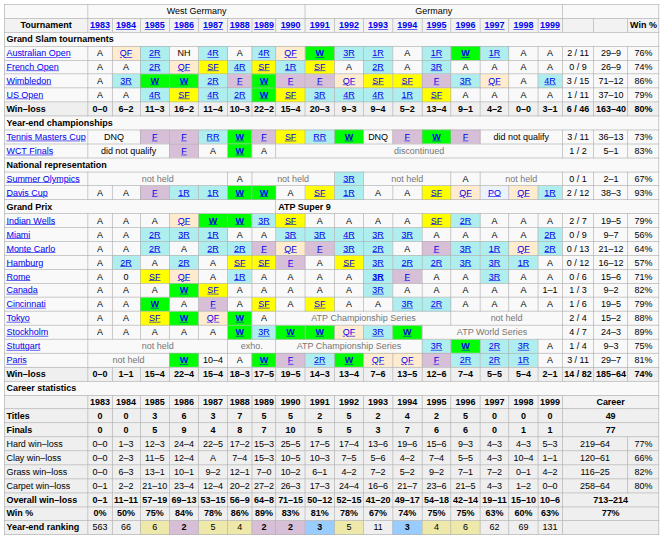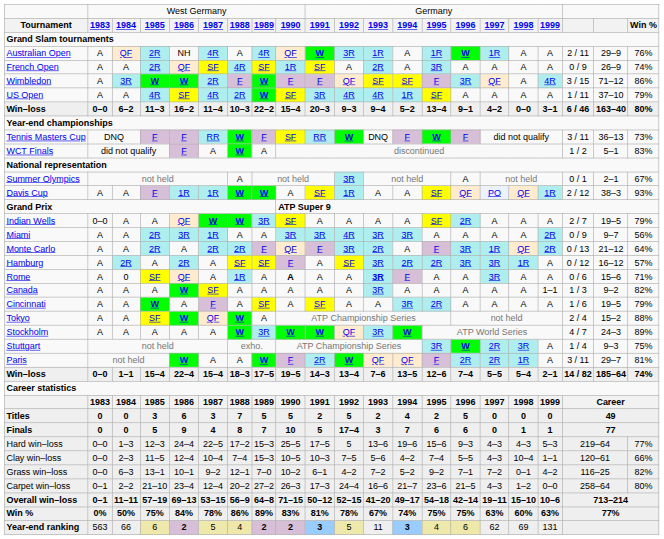(100, 220) A -> (100, 220) 0–0
(291, 276) normal -> (291, 276) bold
(213, 360) 10–4 -> (213, 360) A
(349, 430) 5 -> (349, 430) 17–4
(349, 444) 17–4 -> (349, 444) 5
(213, 458) A -> (213, 458) 10–4
